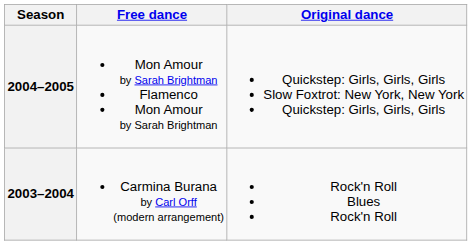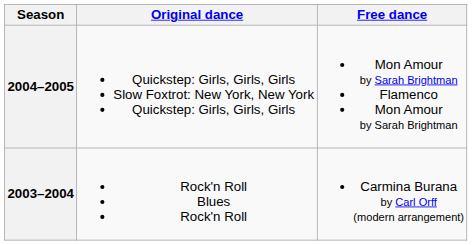columns swapped: (347, 15) <-> (152, 15)
